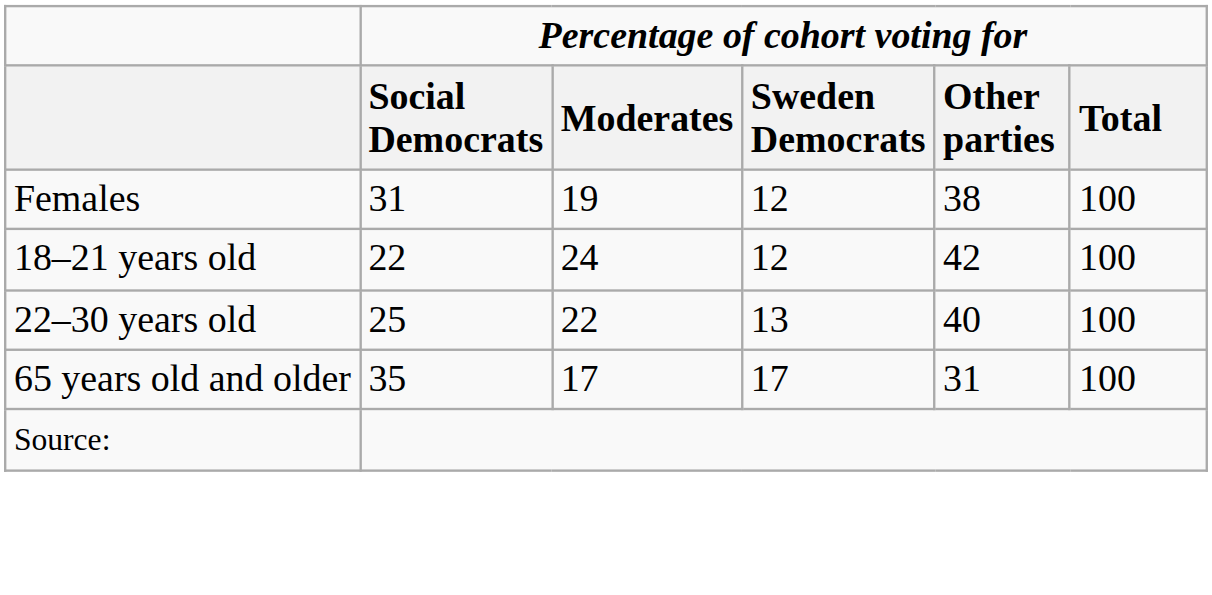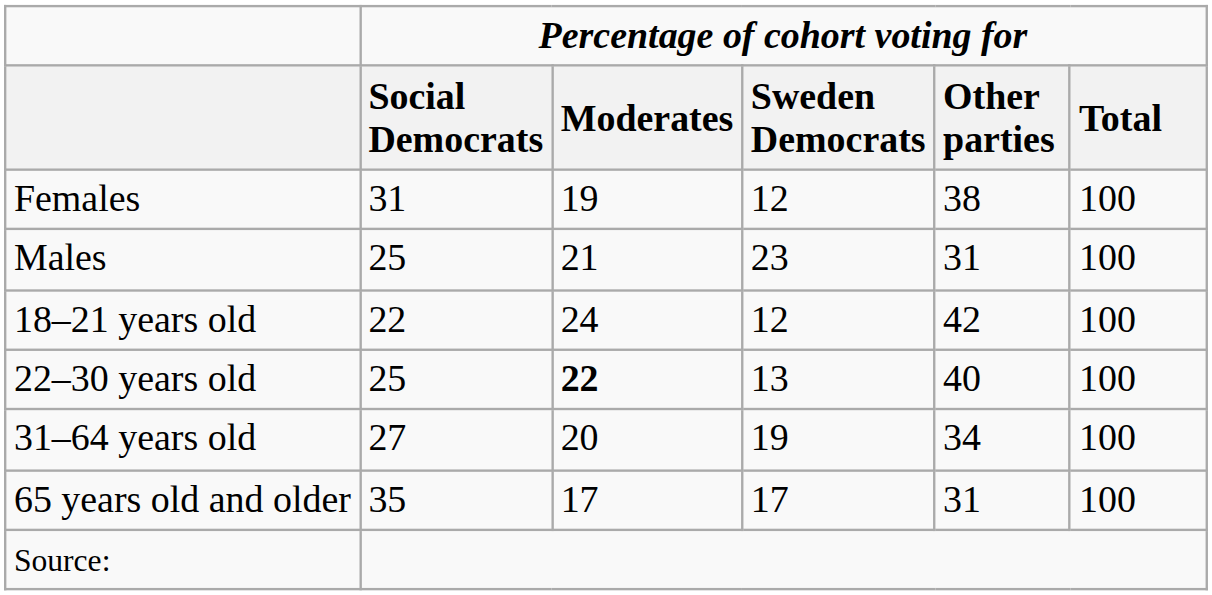+ row: (60, 258)
(580, 318) normal -> (580, 378) bold
+ row: (135, 438)
